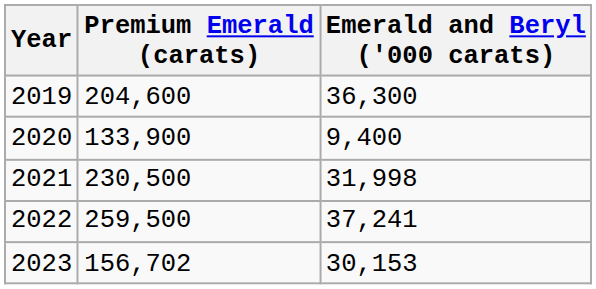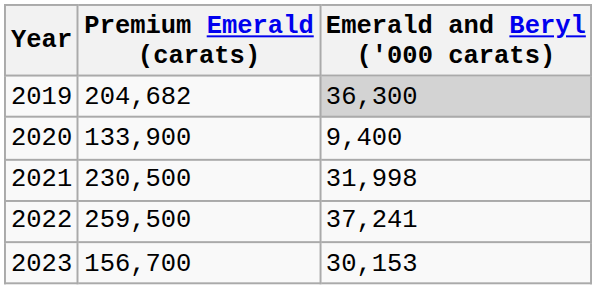(138, 97) 204,600 -> (138, 97) 204,682
(372, 97) no background -> (372, 97) lightgrey background
(138, 263) 156,702 -> (138, 263) 156,700
